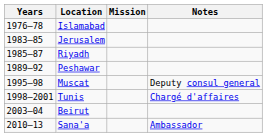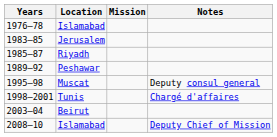+ row: (25, 125)
- row: (25, 125)
